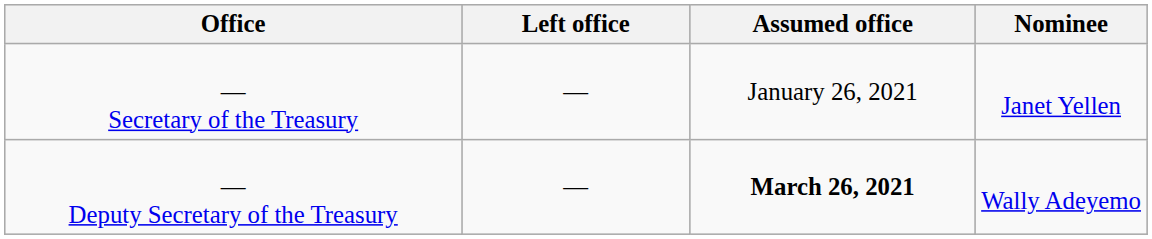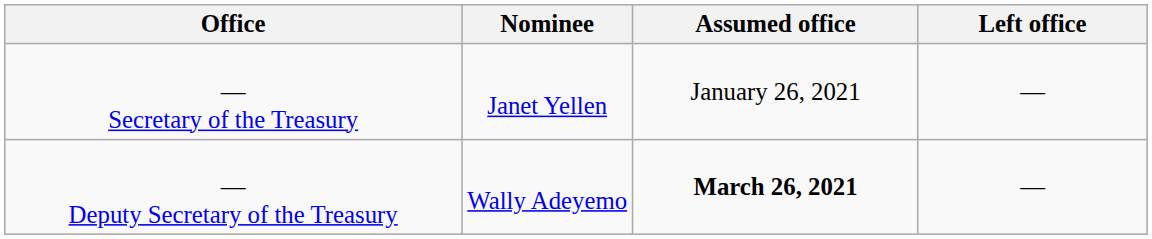columns swapped: (1061, 24) <-> (576, 24)
